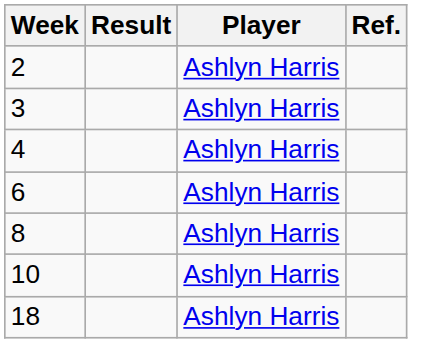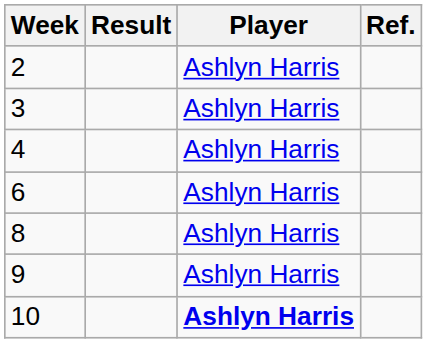+ row: (18, 274)
(261, 274) normal -> (269, 316) bold
- row: (25, 316)
